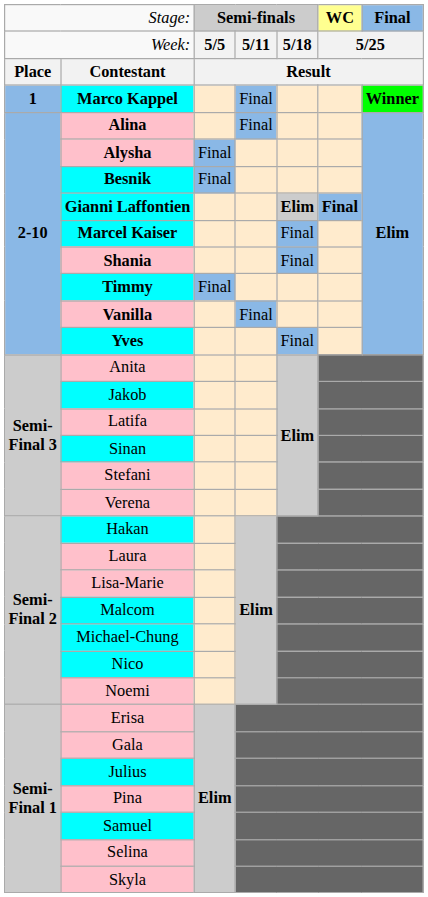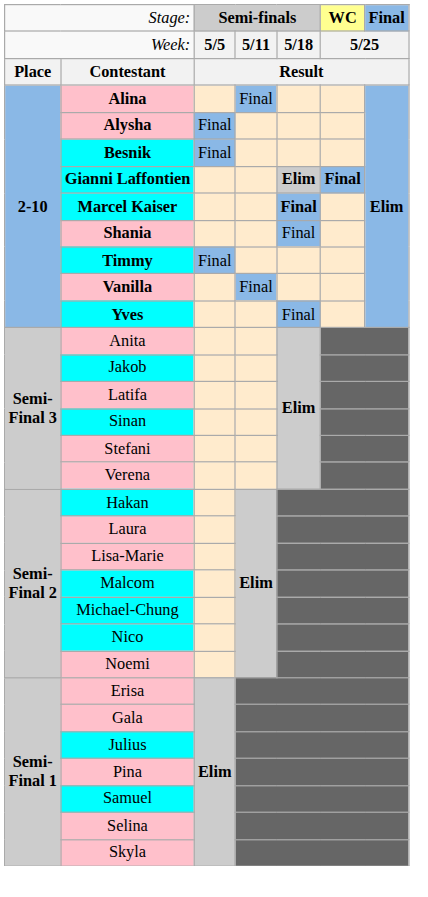- row: (127, 98)
(297, 232) normal -> (299, 206) bold
